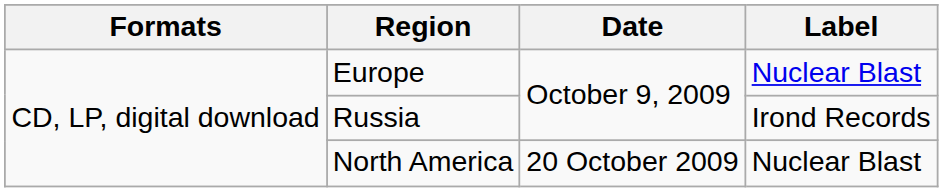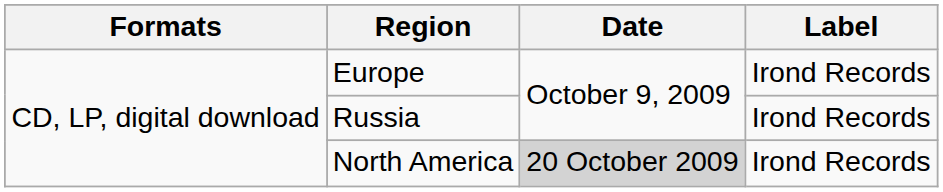(836, 72) Nuclear Blast -> (841, 72) Irond Records
(632, 162) no background -> (632, 162) lightgrey background
(836, 162) Nuclear Blast -> (841, 162) Irond Records
